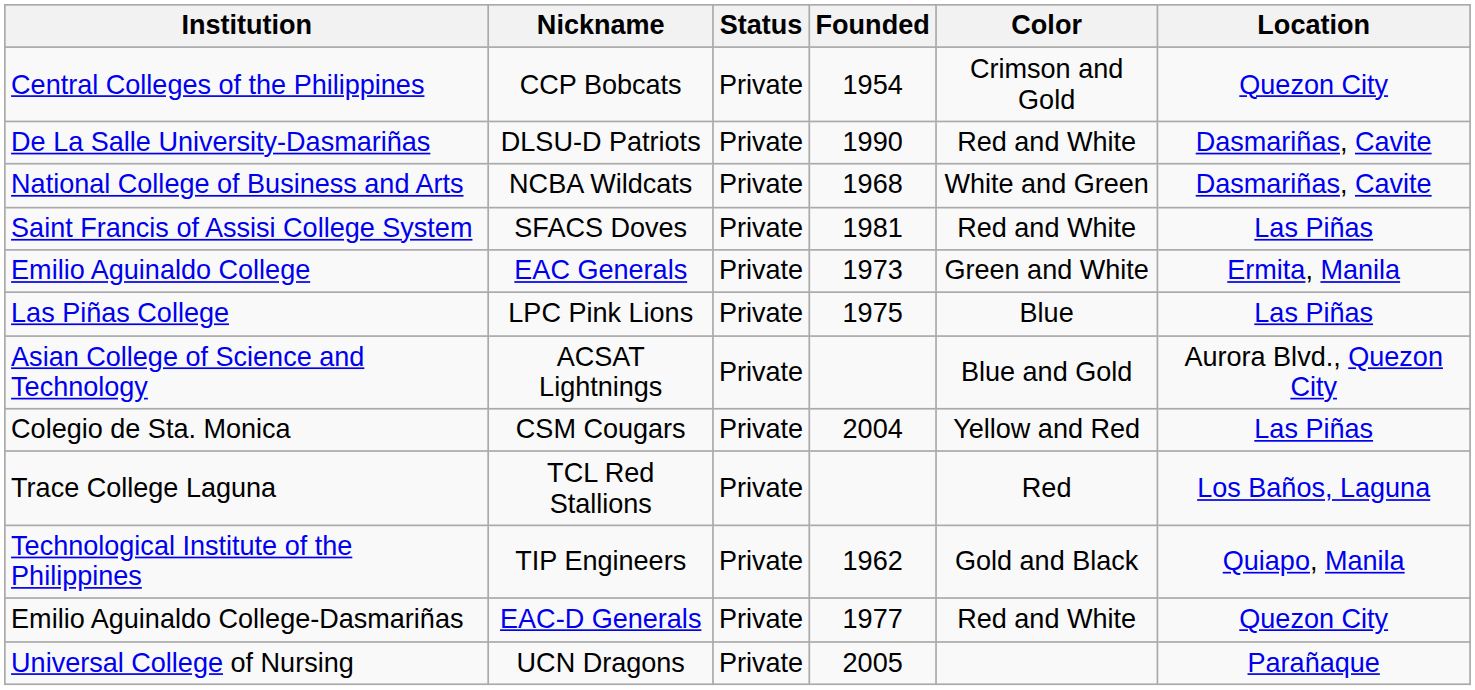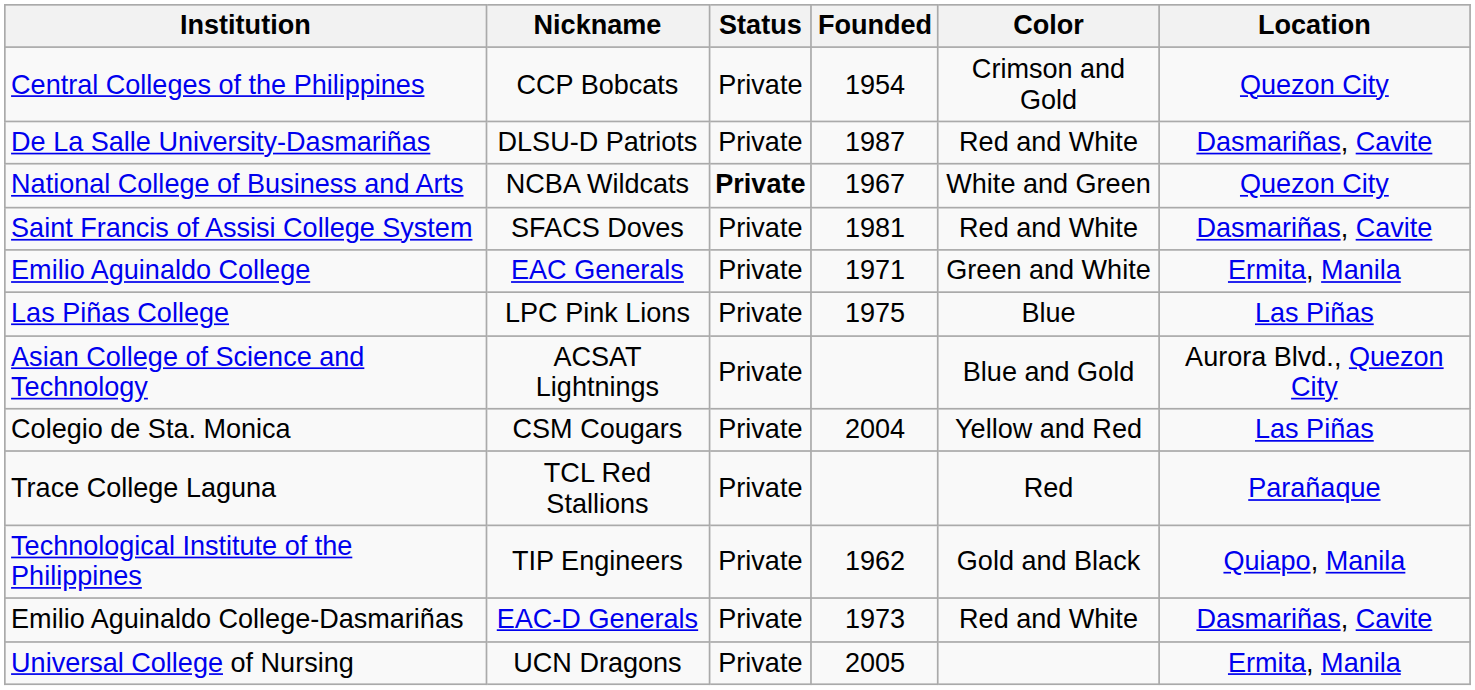(873, 142) 1990 -> (875, 142) 1987
(761, 185) normal -> (760, 185) bold
(873, 185) 1968 -> (875, 185) 1967
(1314, 185) Dasmariñas, Cavite -> (1314, 185) Quezon City
(1314, 227) Las Piñas -> (1314, 227) Dasmariñas, Cavite
(873, 270) 1973 -> (875, 270) 1971
(1314, 487) Los Baños, Laguna -> (1314, 487) Parañaque
(873, 619) 1977 -> (875, 619) 1973
(1314, 619) Quezon City -> (1314, 619) Dasmariñas, Cavite
(1314, 662) Parañaque -> (1314, 662) Ermita, Manila
